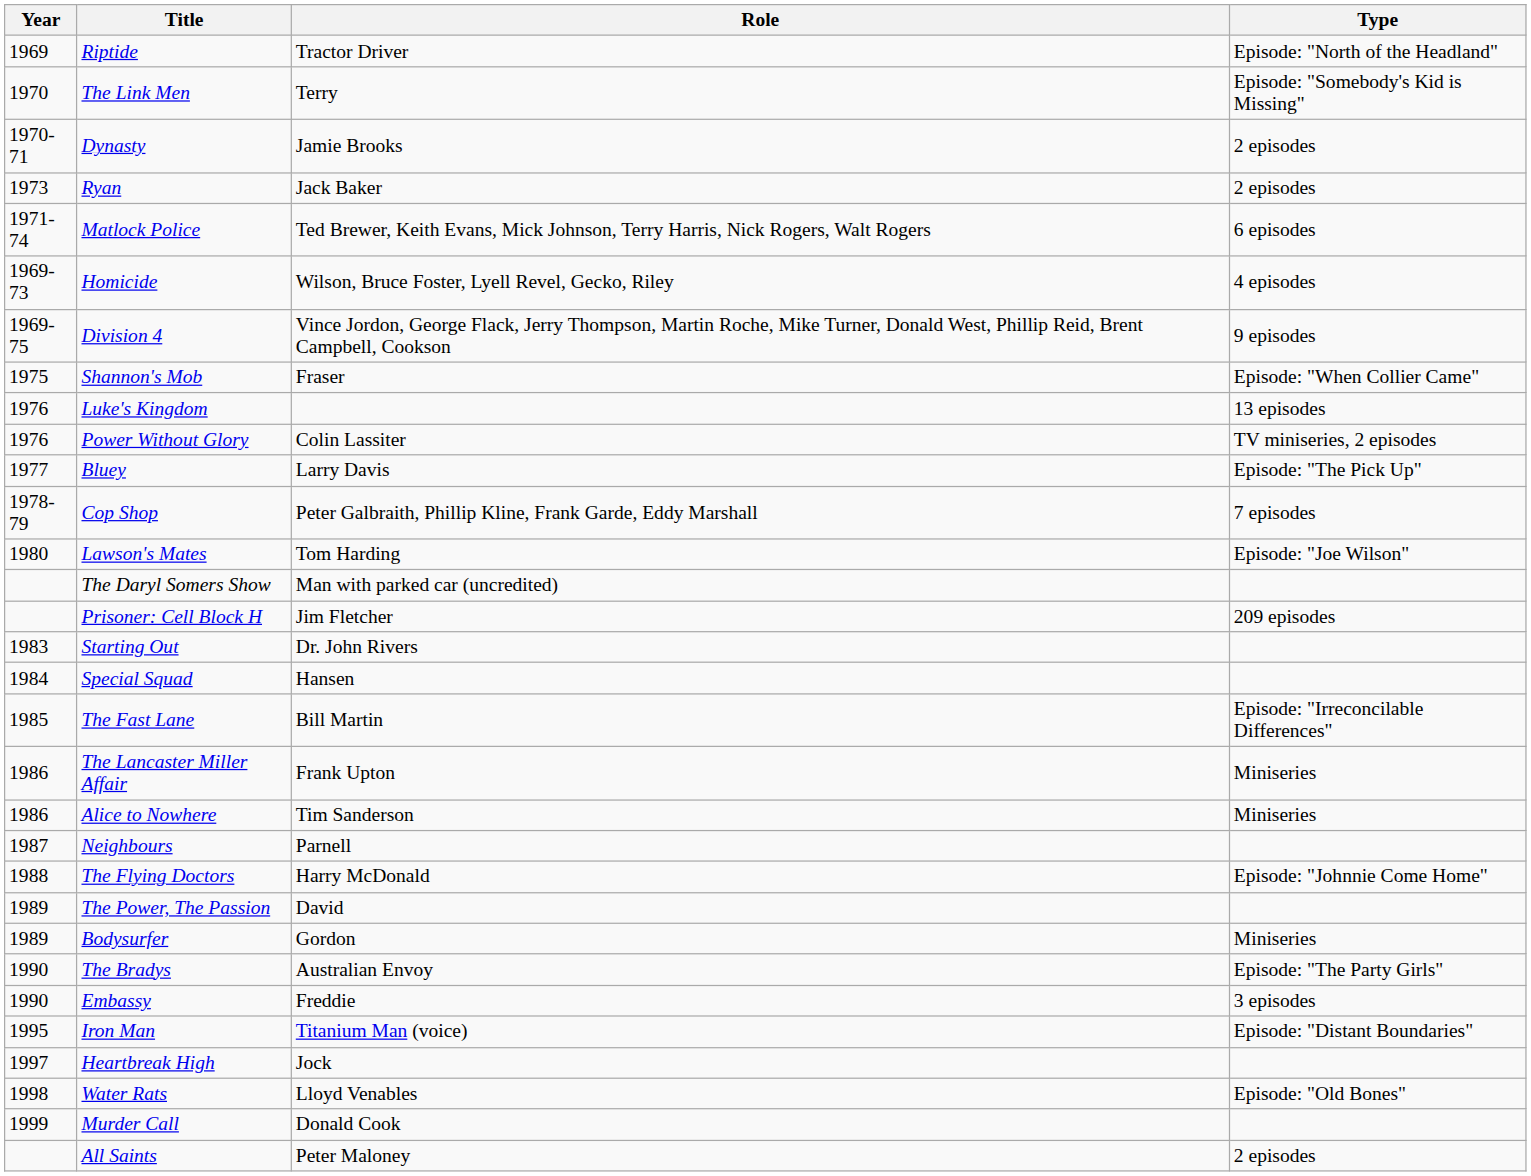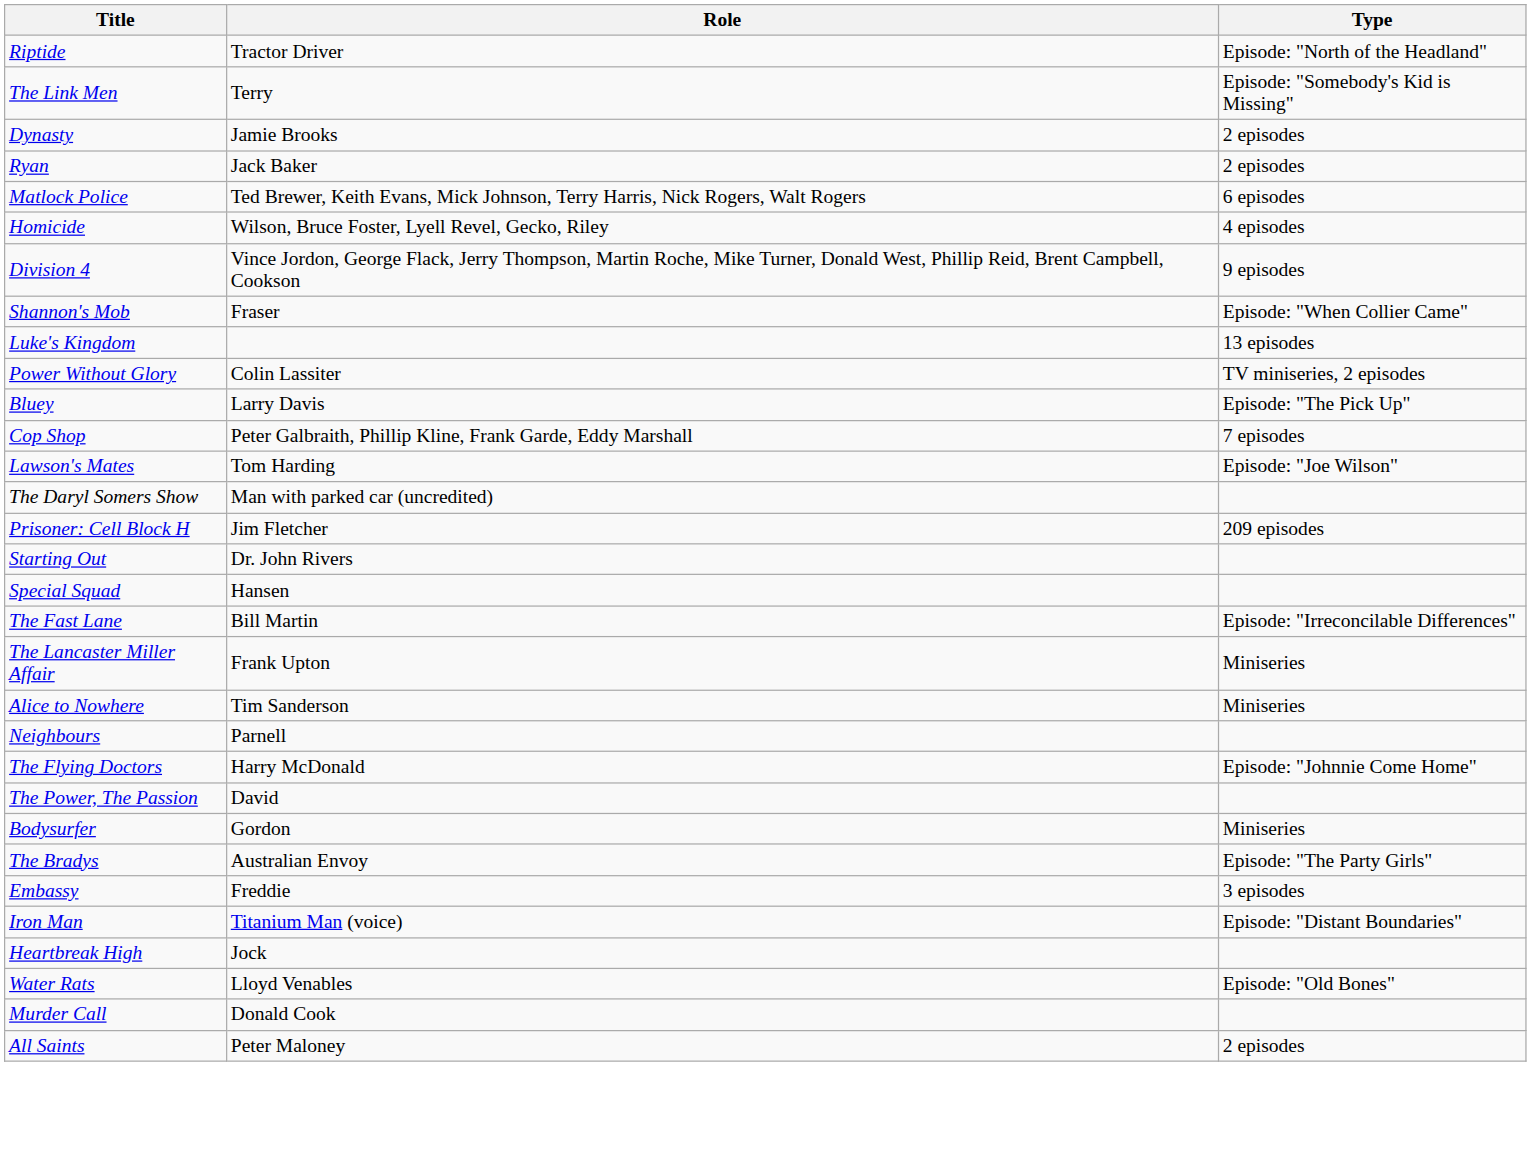- column: (41, 19)
